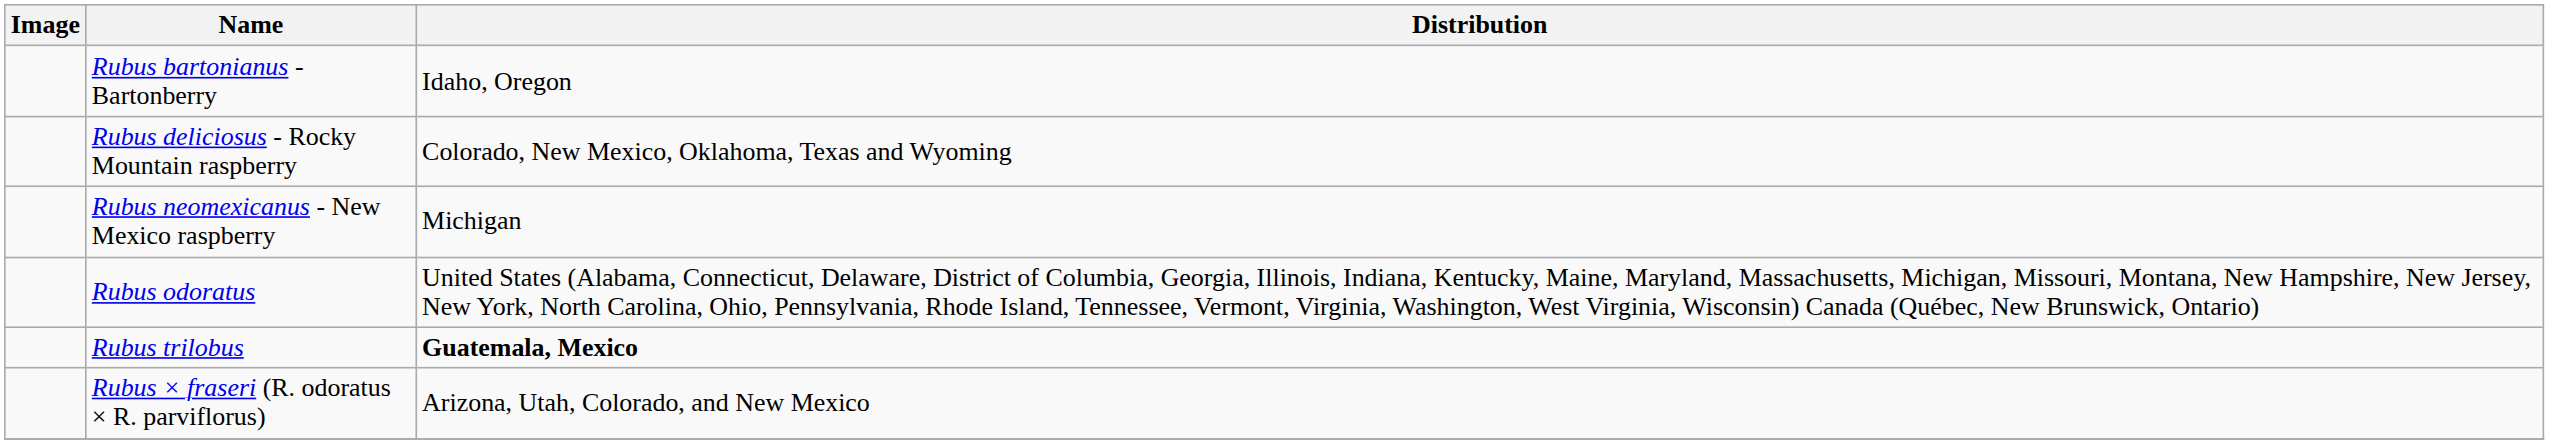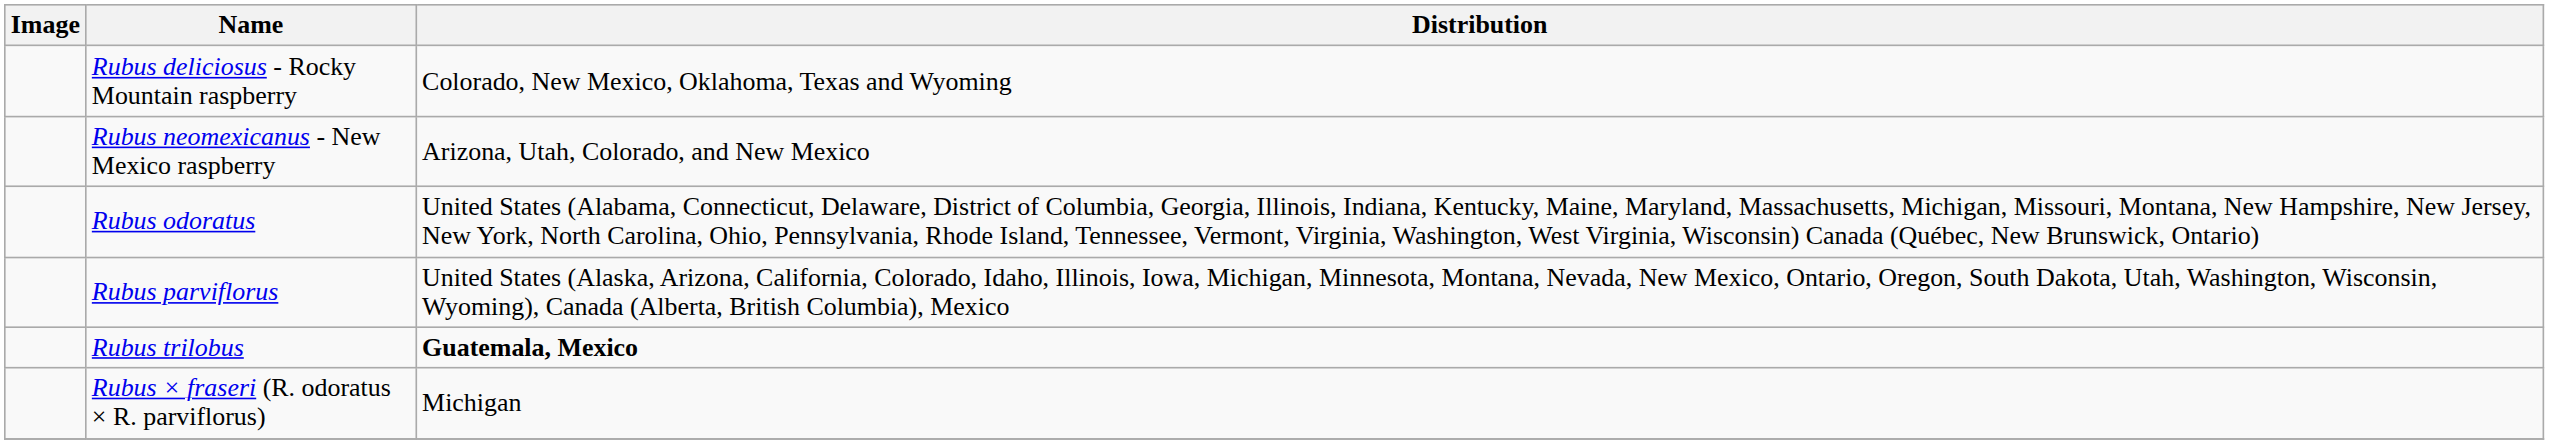- row: (198, 80)
(472, 221) Michigan -> (646, 151) Arizona, Utah, Colorado, and New Mexico
+ row: (185, 291)
(646, 402) Arizona, Utah, Colorado, and New Mexico -> (472, 402) Michigan
